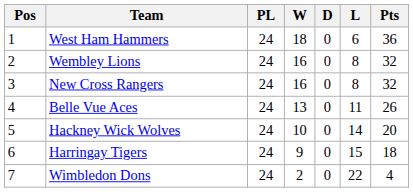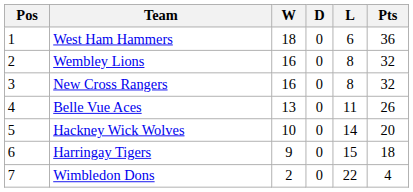- column: (266, 15)
